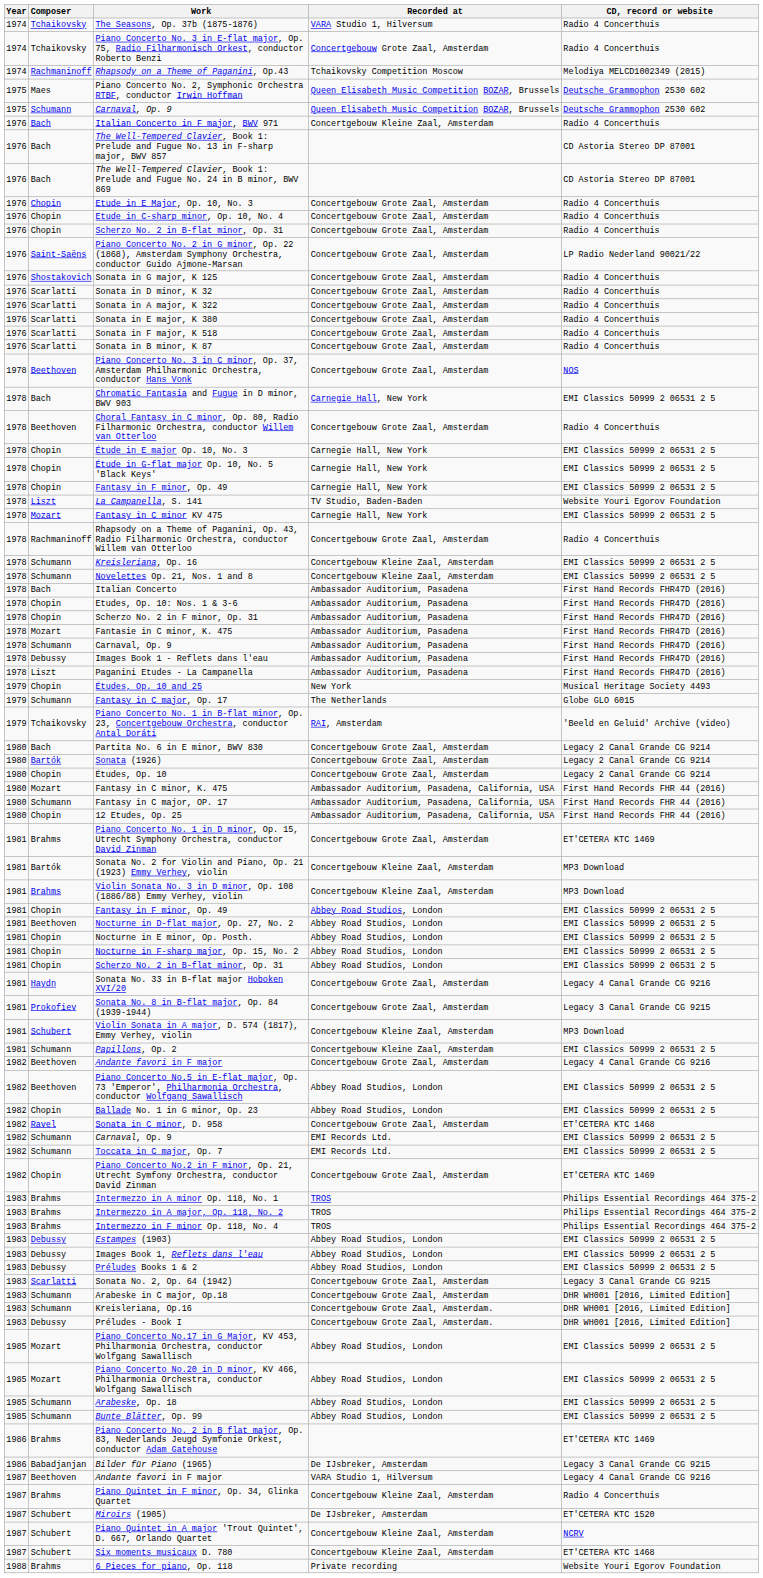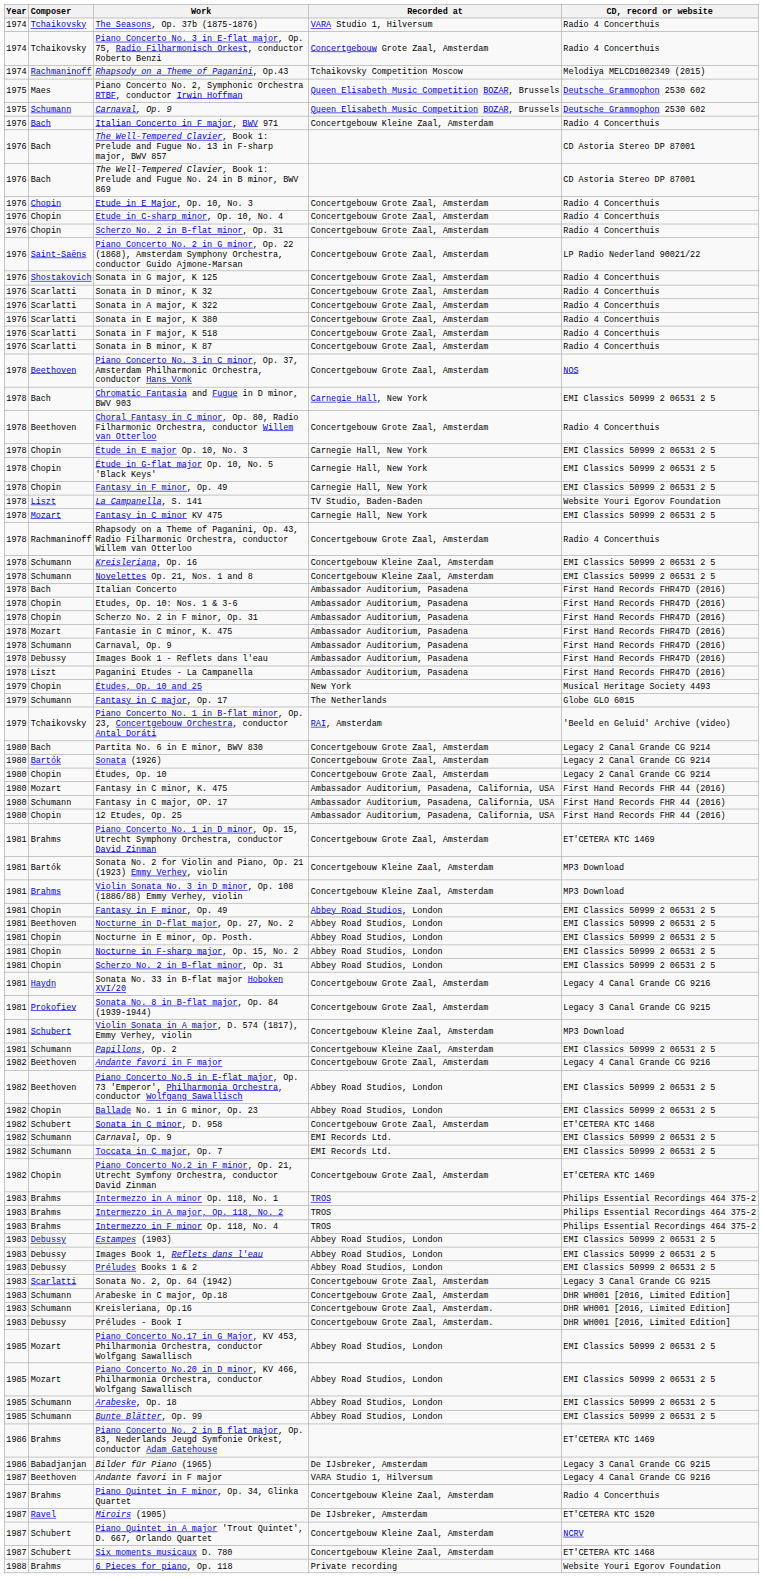(43, 1124) Ravel -> (51, 1124) Schubert
(51, 1515) Schubert -> (43, 1515) Ravel
